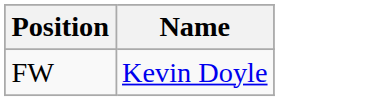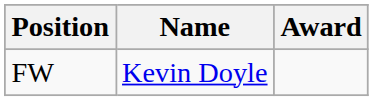+ column: (321, 26)
